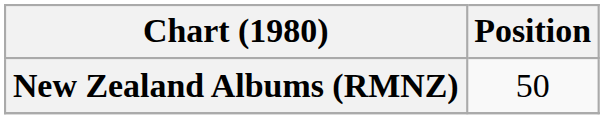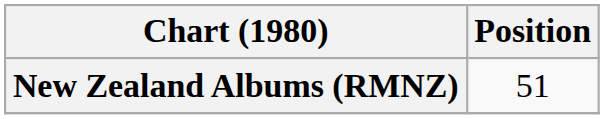(533, 85) 50 -> (533, 85) 51
